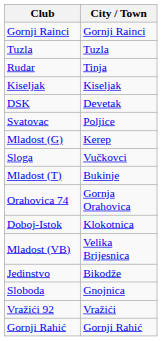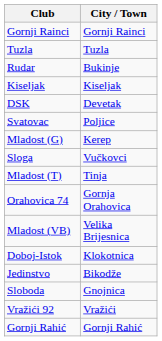(95, 67) Tinja -> (101, 67) Bukinje
(101, 175) Bukinje -> (95, 175) Tinja
rows swapped: (34, 224) <-> (39, 248)
